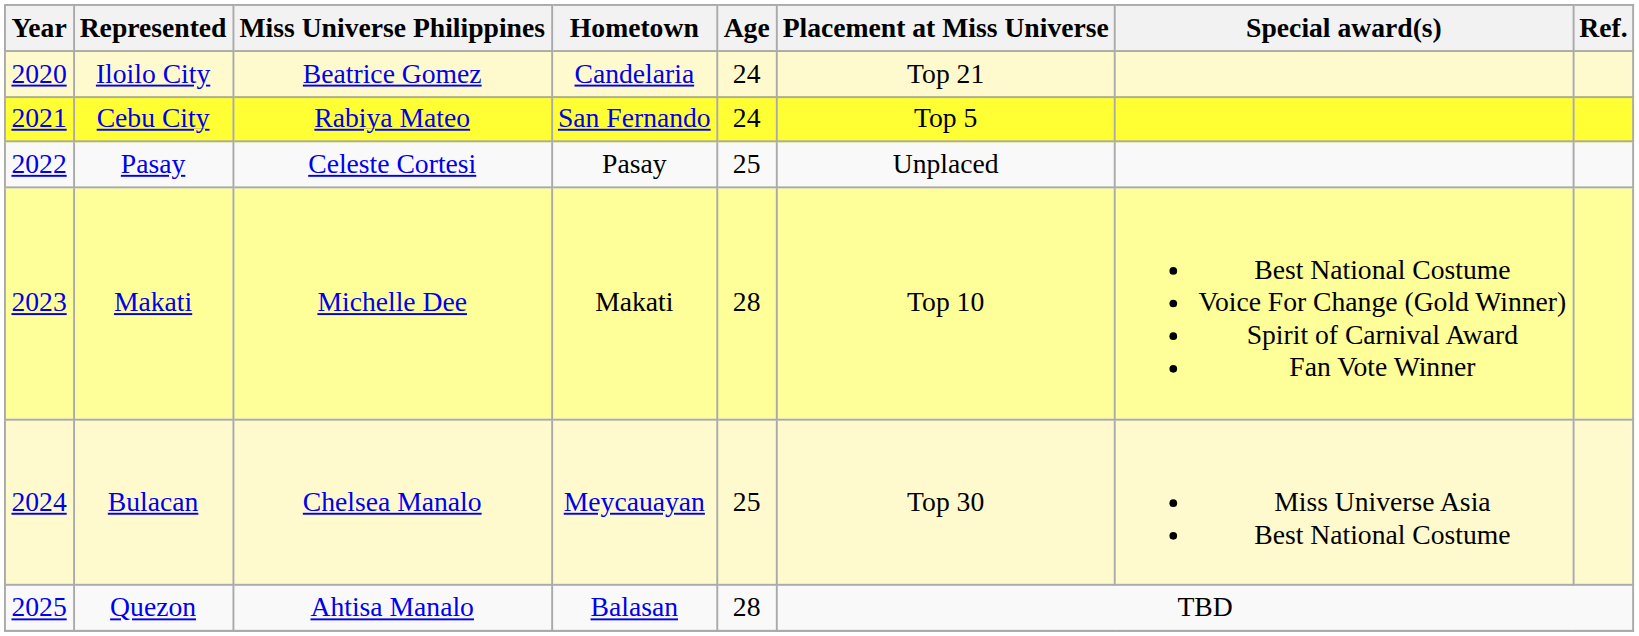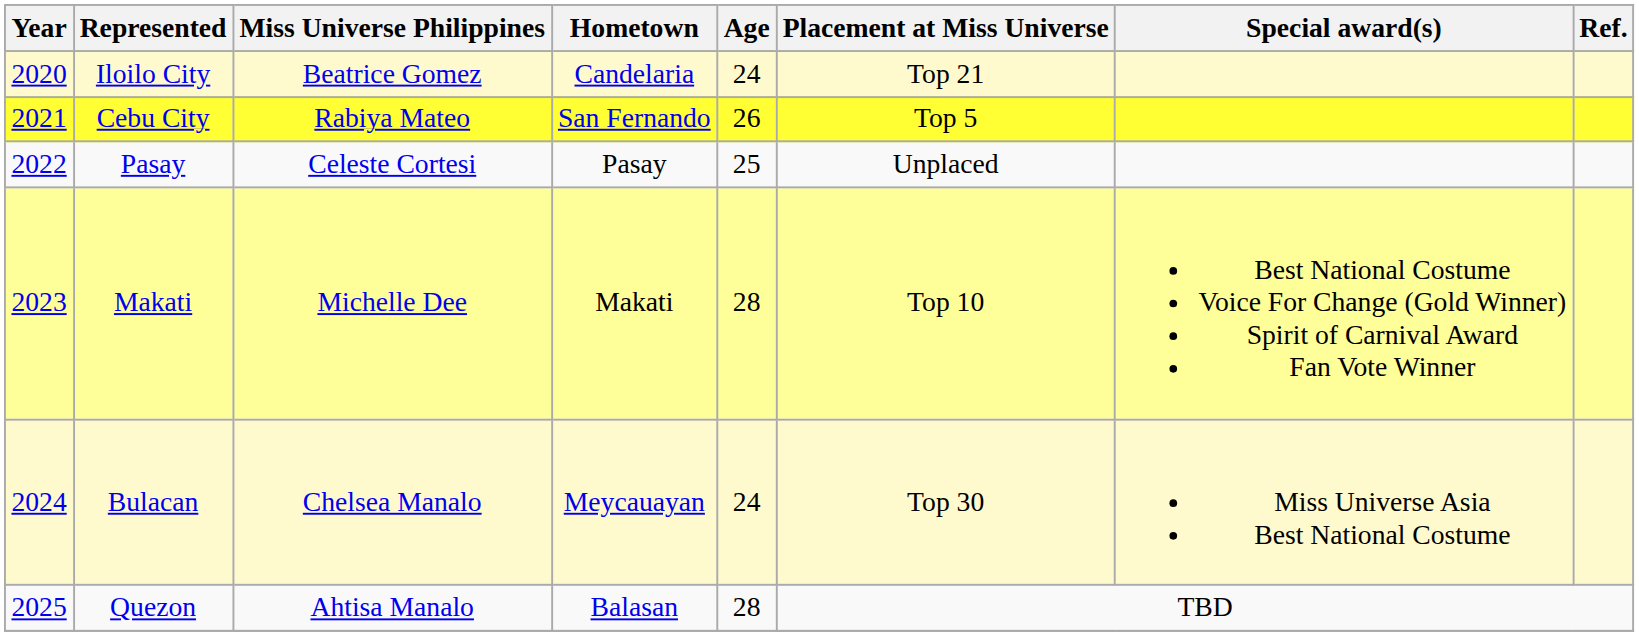(747, 118) 24 -> (747, 118) 26
(747, 501) 25 -> (747, 501) 24
